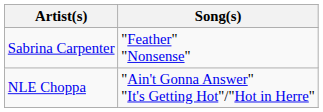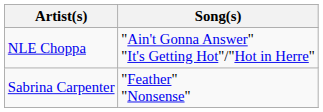rows swapped: (47, 87) <-> (61, 47)
